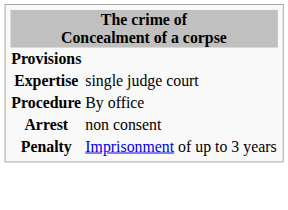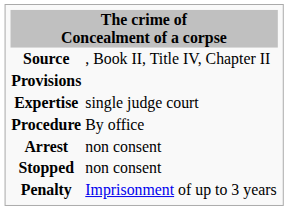+ row: (46, 59)
+ row: (46, 168)
